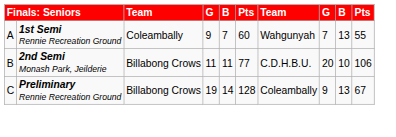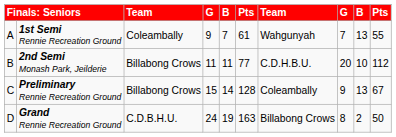(244, 35) 60 -> (244, 35) 61
(363, 63) 106 -> (381, 63) 112
(211, 91) 19 -> (211, 91) 15
+ row: (70, 119)
